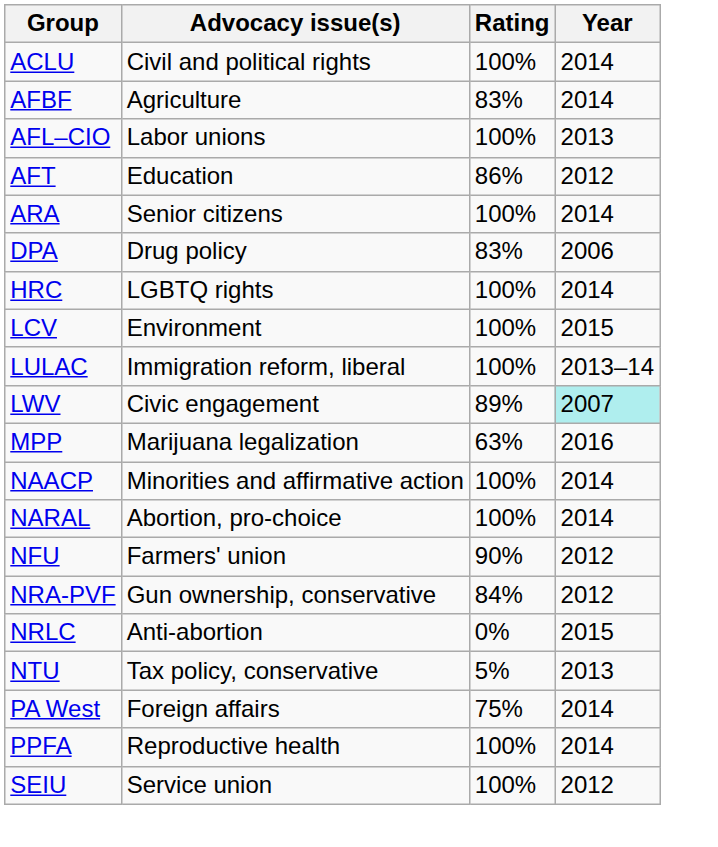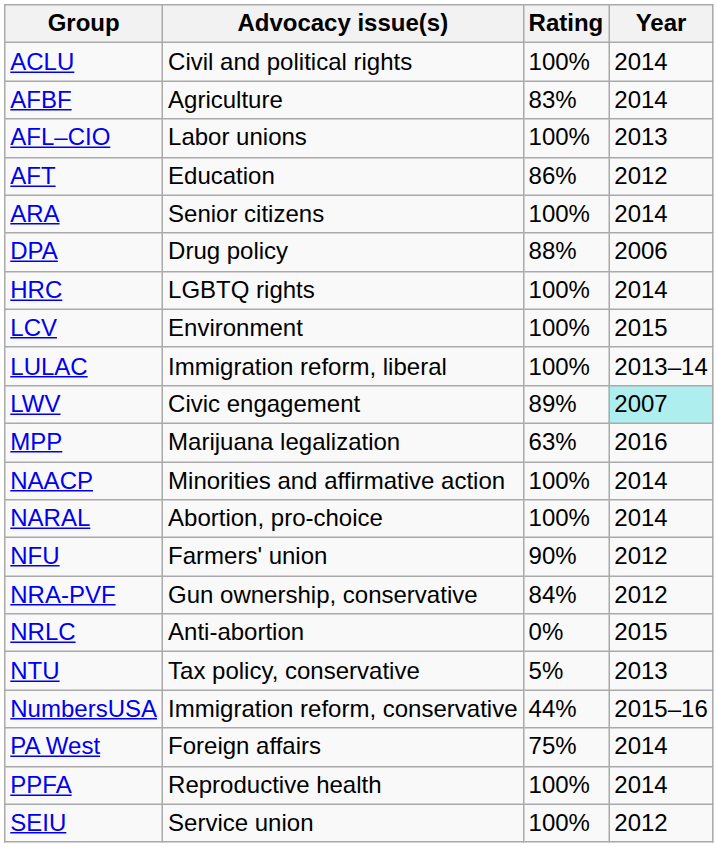(499, 251) 83% -> (553, 251) 88%
+ row: (84, 708)
